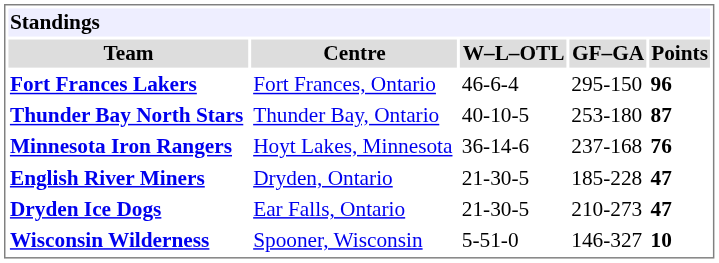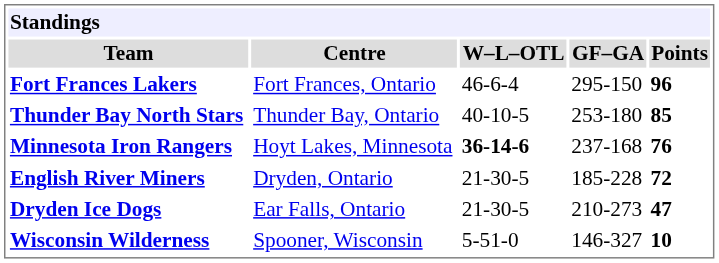(661, 115) 87 -> (661, 115) 85
(496, 146) normal -> (496, 146) bold
(661, 177) 47 -> (661, 177) 72
